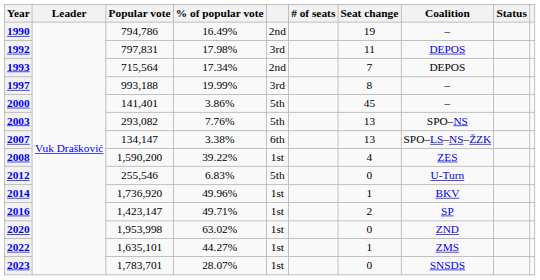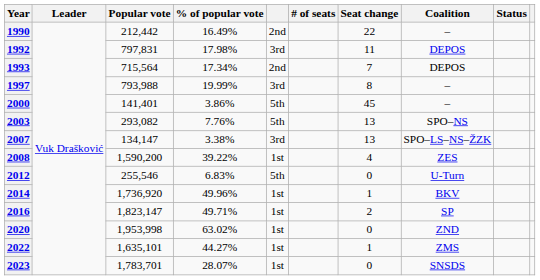(140, 31) 794,786 -> (140, 31) 212,442
(369, 31) 19 -> (369, 31) 22
(140, 85) 993,188 -> (140, 85) 793,988
(277, 139) 6th -> (277, 139) 3rd
(140, 211) 1,423,147 -> (140, 211) 1,823,147
